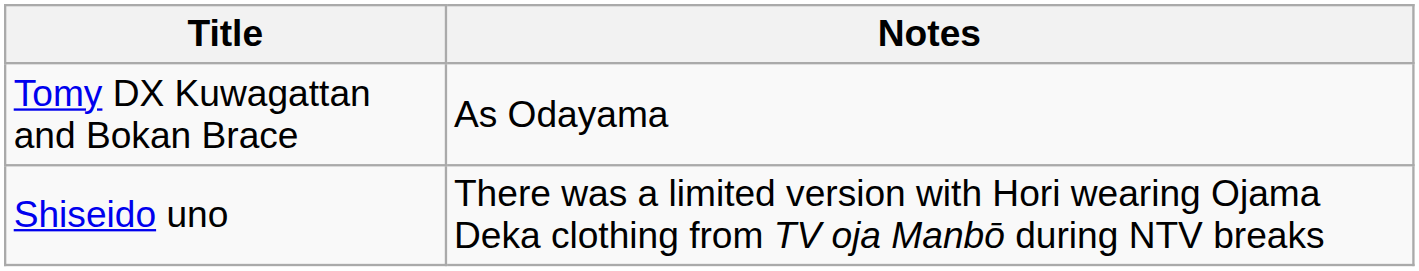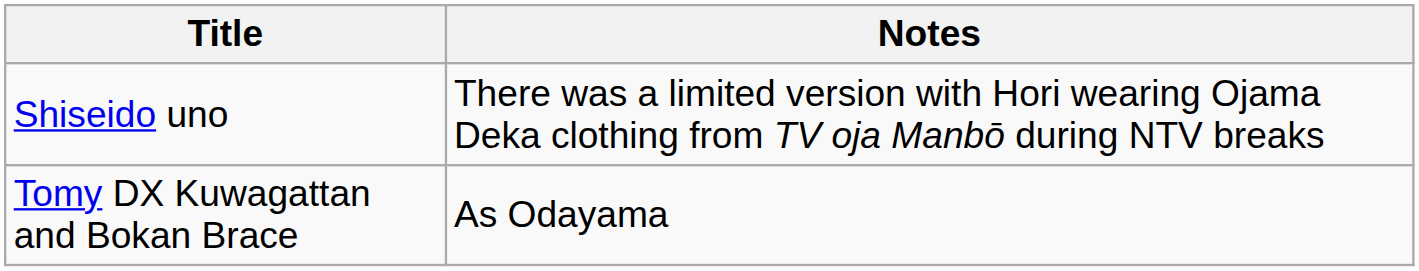rows swapped: (121, 214) <-> (192, 113)
